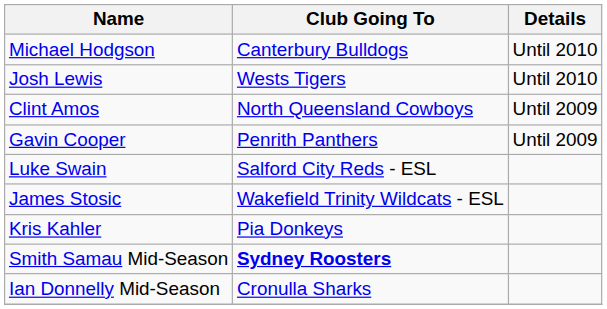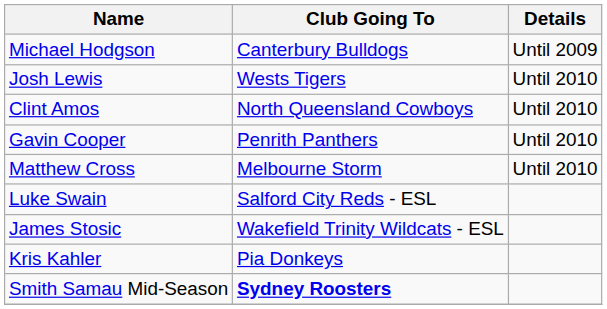(555, 49) Until 2010 -> (555, 49) Until 2009
(555, 109) Until 2009 -> (555, 109) Until 2010
(555, 139) Until 2009 -> (555, 139) Until 2010
+ row: (72, 169)
- row: (114, 288)
